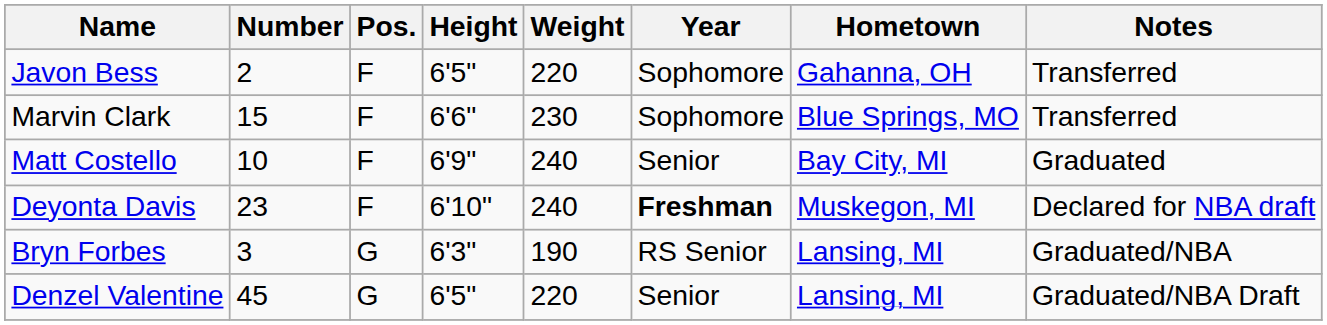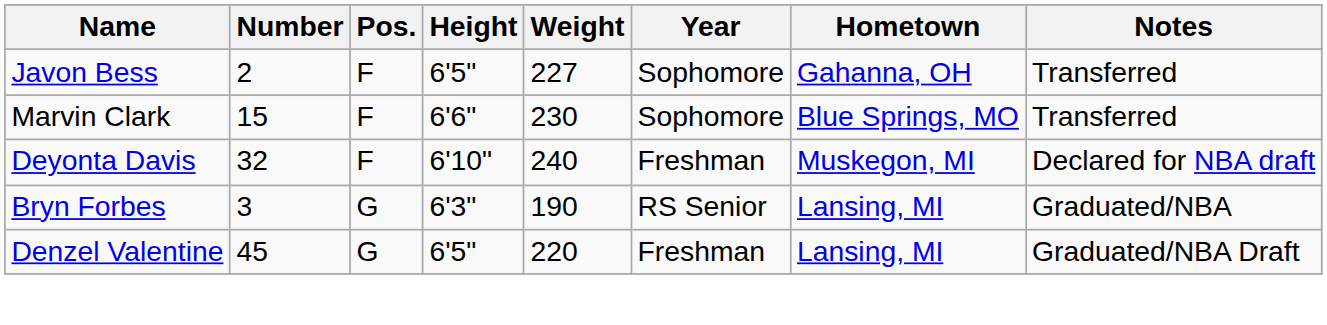(554, 71) 220 -> (554, 71) 227
- row: (94, 161)
(252, 206) 23 -> (252, 161) 32
(705, 206) bold -> (701, 161) normal
(678, 296) Senior -> (701, 251) Freshman
